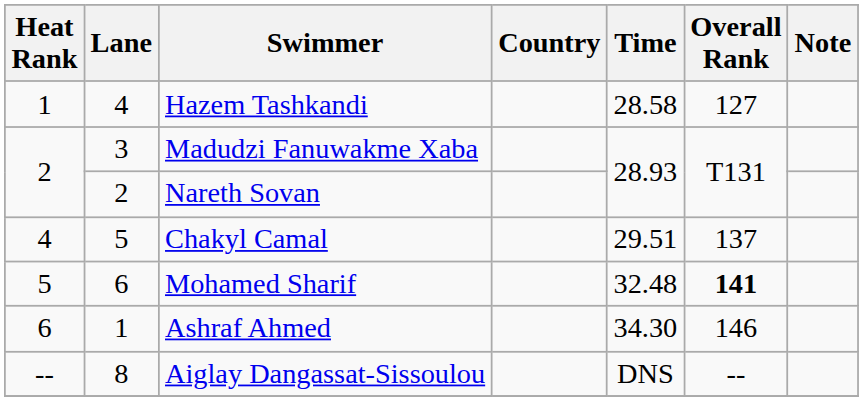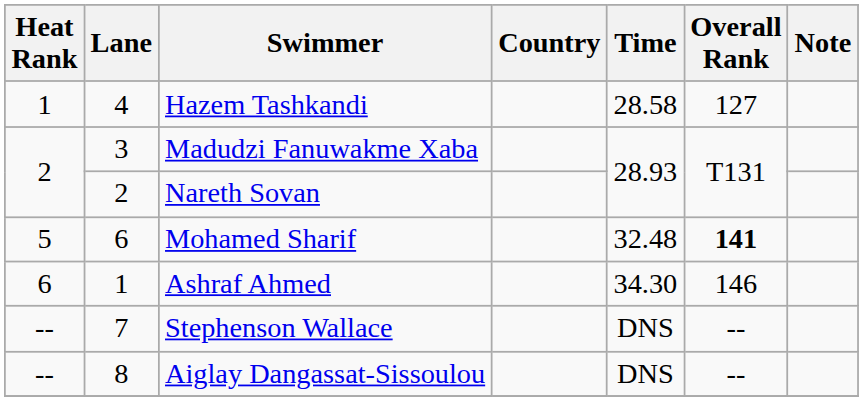- row: (246, 238)
+ row: (279, 328)
